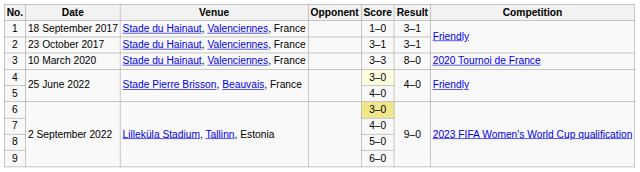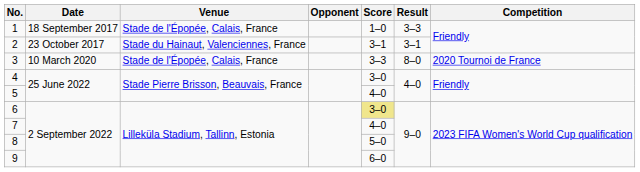(214, 28) Stade du Hainaut, Valenciennes, France -> (200, 28) Stade de l'Épopée, Calais, France
(412, 28) 3–1 -> (412, 28) 3–3
(214, 61) Stade du Hainaut, Valenciennes, France -> (200, 61) Stade de l'Épopée, Calais, France
(378, 77) lightyellow background -> (378, 77) no background
